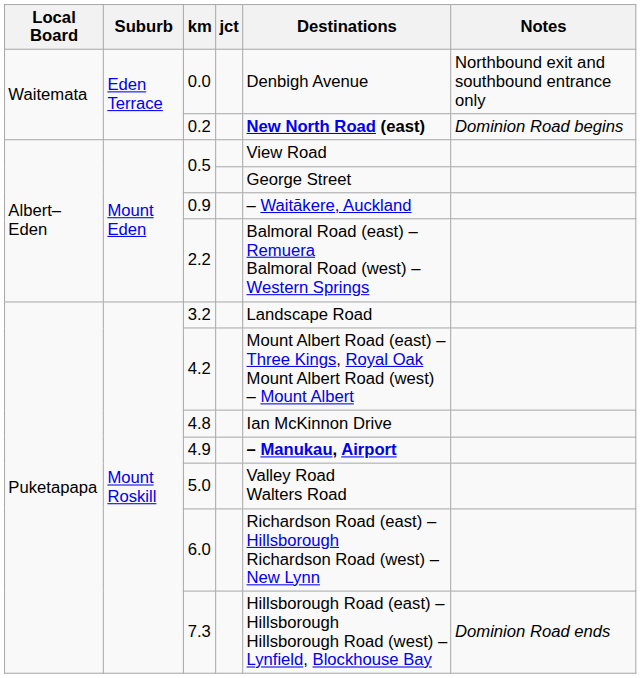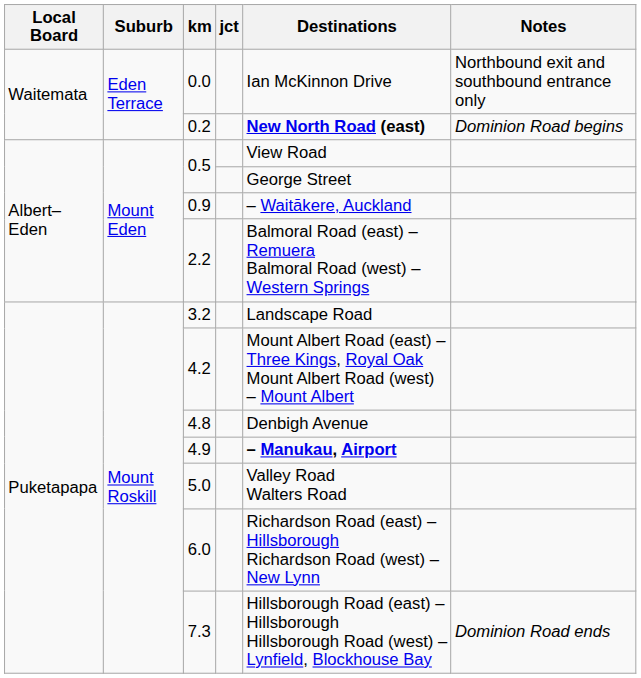(307, 81) Denbigh Avenue -> (319, 81) Ian McKinnon Drive
(319, 423) Ian McKinnon Drive -> (307, 423) Denbigh Avenue
